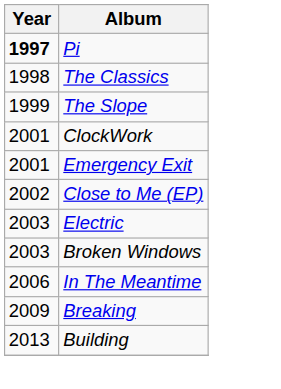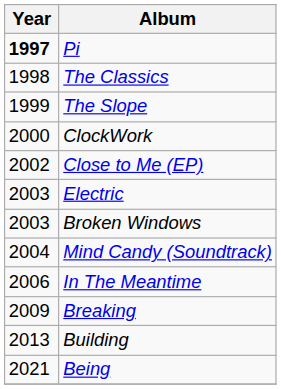(29, 135) 2001 -> (29, 135) 2000
- row: (128, 164)
+ row: (168, 252)
+ row: (87, 369)
